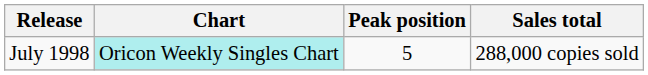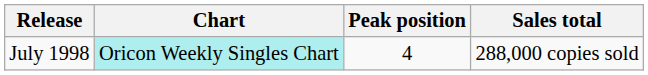(407, 53) 5 -> (407, 53) 4
